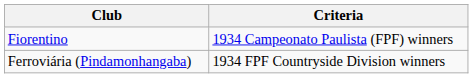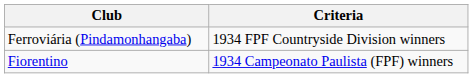rows swapped: (38, 38) <-> (100, 61)
